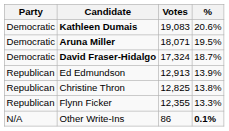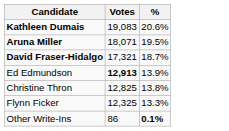- column: (31, 12)
(175, 57) 17,324 -> (122, 57) 17,321
(175, 73) normal -> (122, 73) bold
(175, 103) 12,355 -> (122, 103) 12,325
